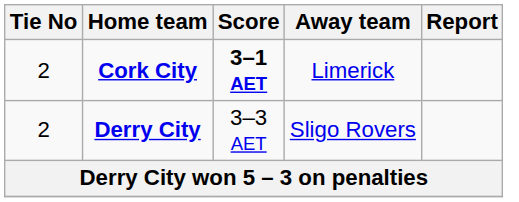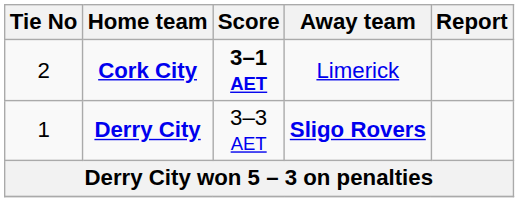(44, 130) 2 -> (44, 130) 1
(353, 130) normal -> (358, 130) bold
